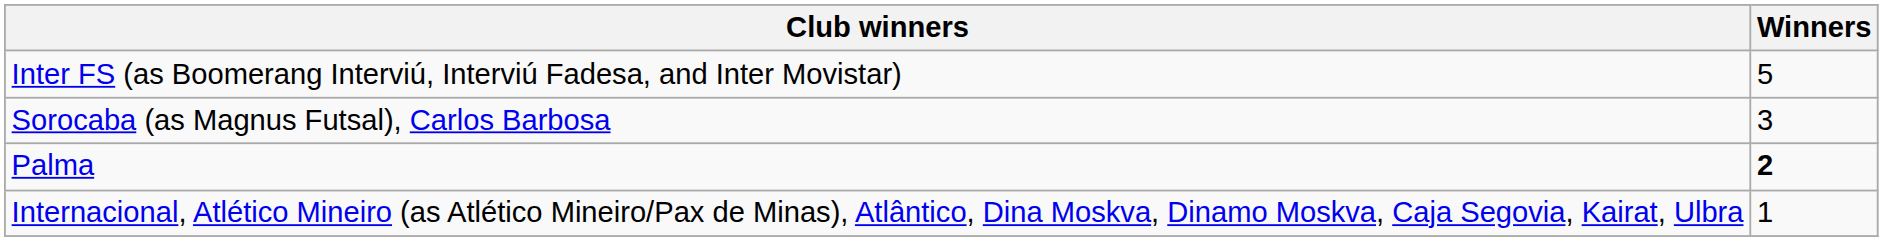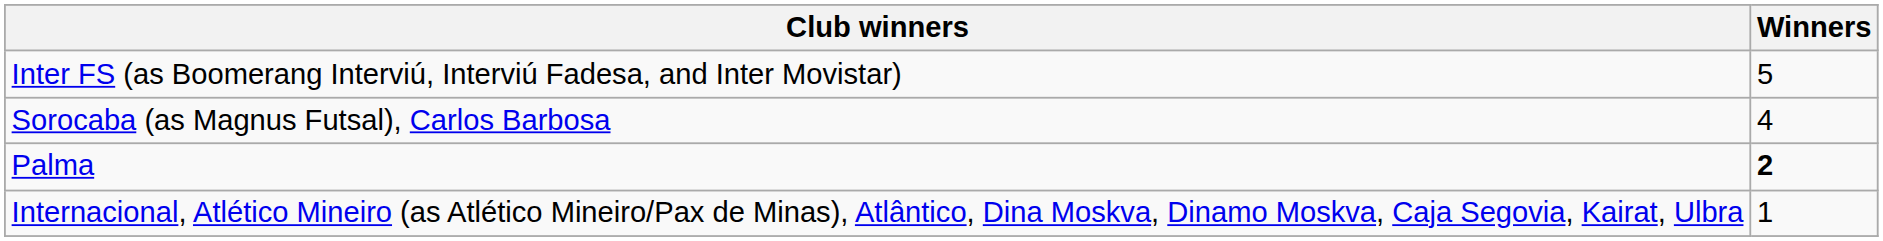(1765, 119) 3 -> (1765, 119) 4
